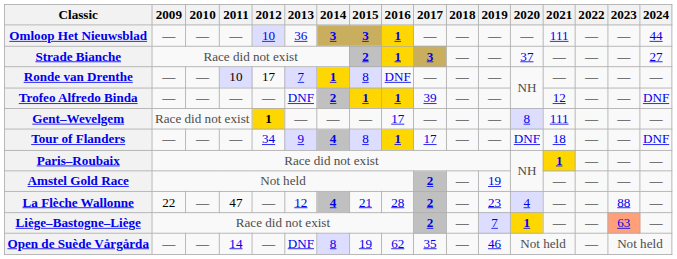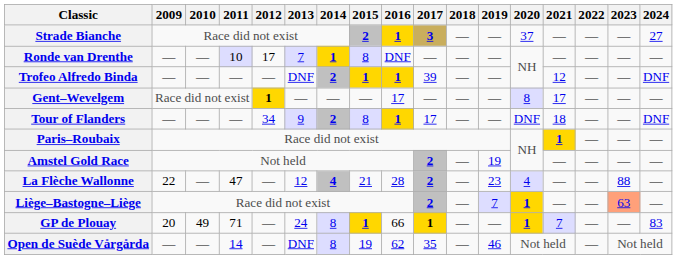- row: (78, 35)
(559, 118) 111 -> (559, 98) 17
(333, 139) 4 -> (333, 118) 2
+ row: (78, 222)
